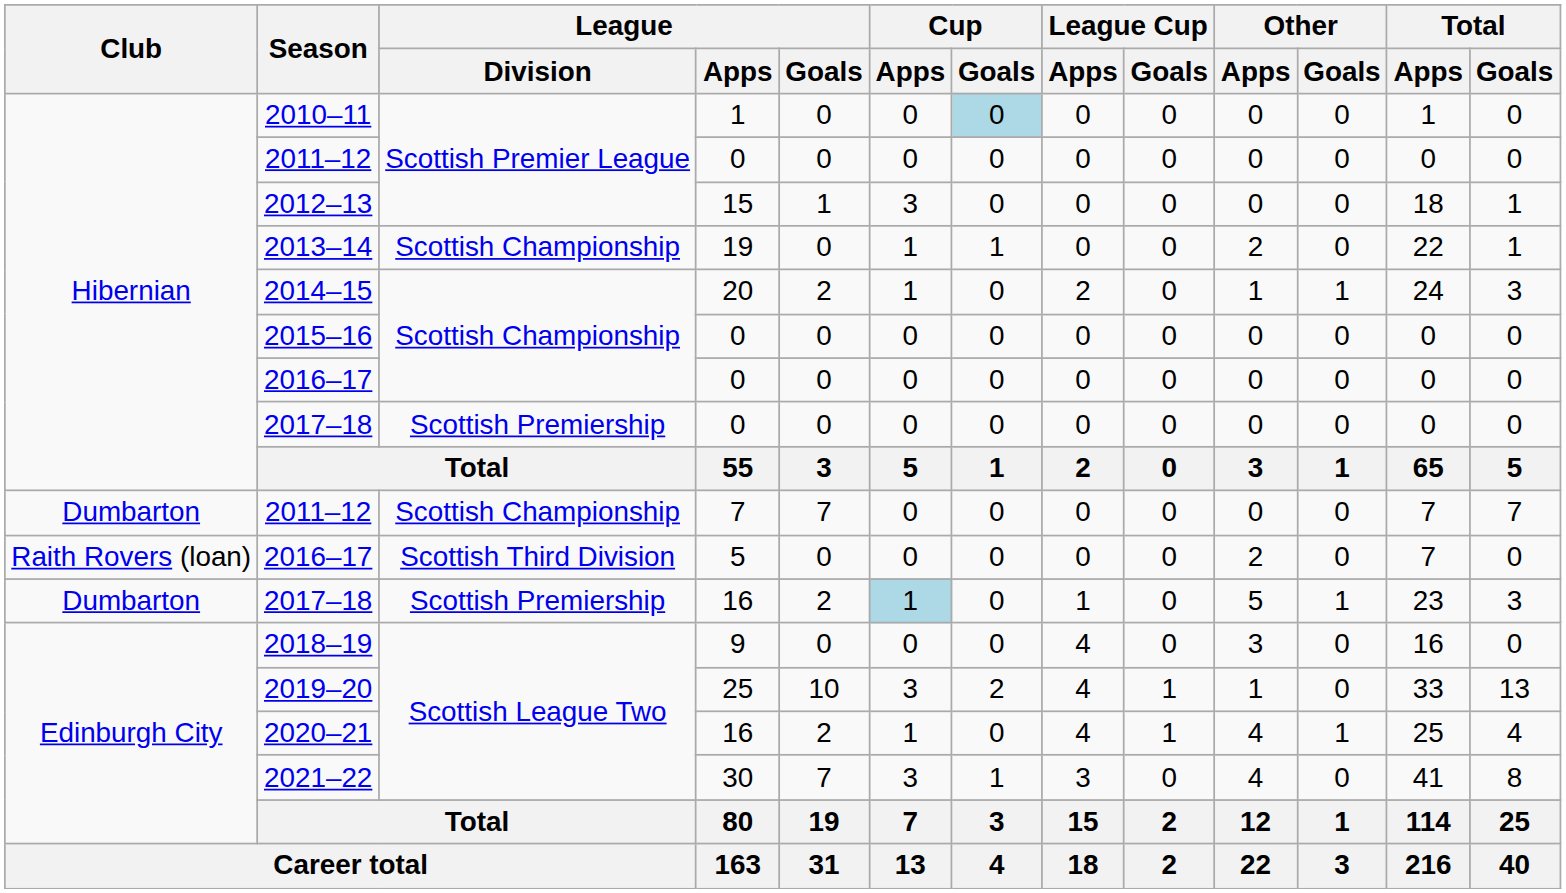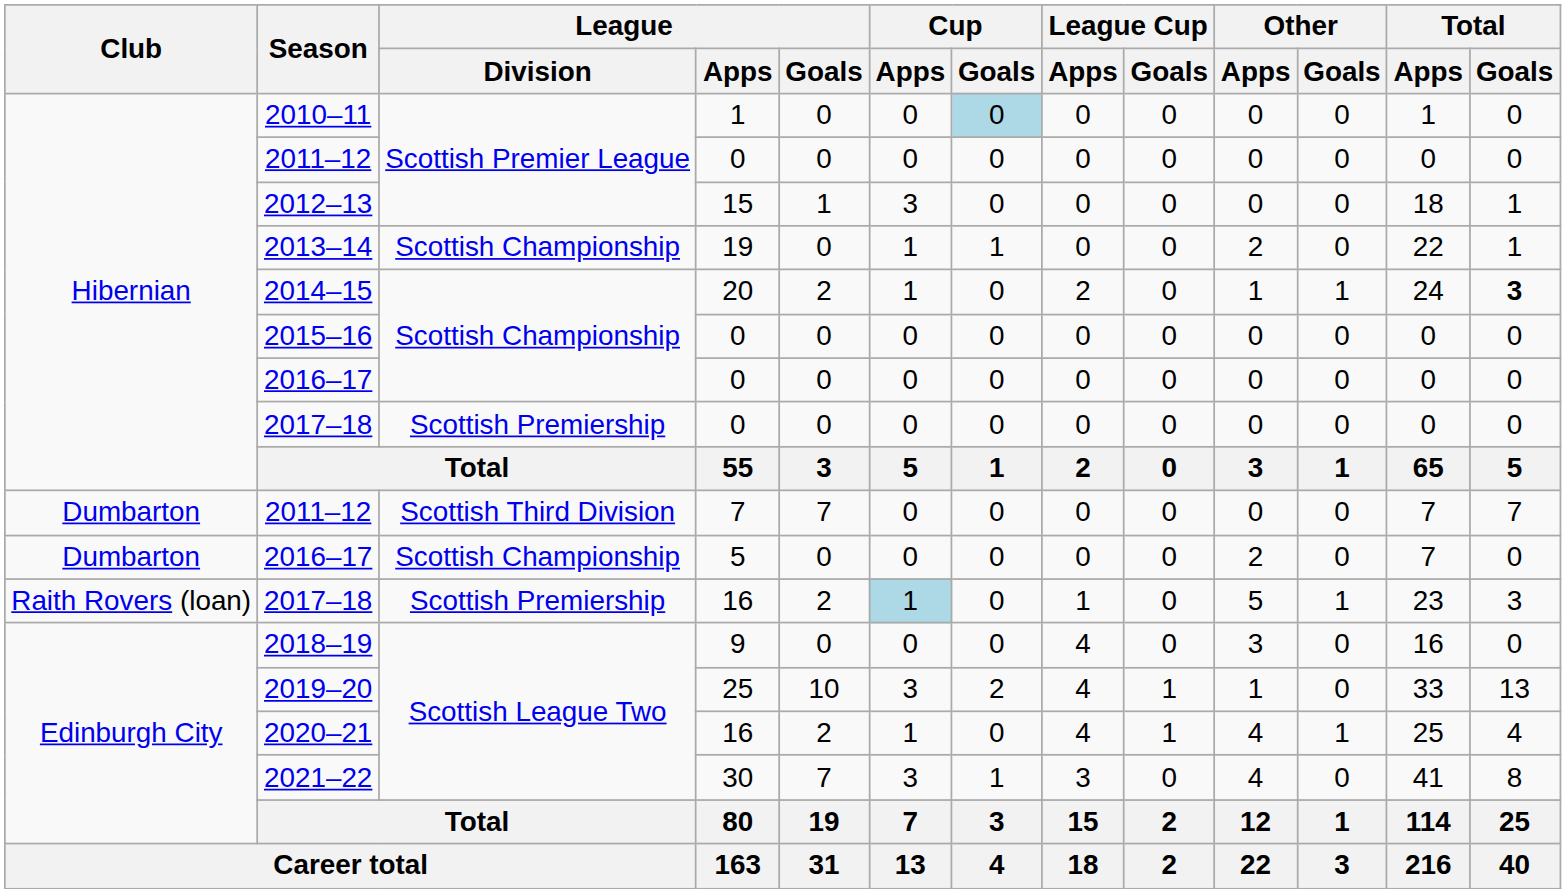(1515, 291) normal -> (1515, 291) bold
(538, 512) Scottish Championship -> (538, 512) Scottish Third Division
(131, 556) Raith Rovers (loan) -> (131, 556) Dumbarton
(538, 556) Scottish Third Division -> (538, 556) Scottish Championship
(131, 600) Dumbarton -> (131, 600) Raith Rovers (loan)
